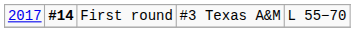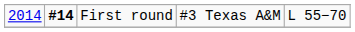(25, 16) 2017 -> (25, 16) 2014
